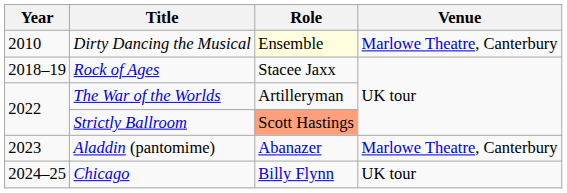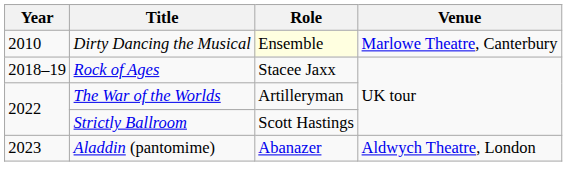(306, 122) lightsalmon background -> (306, 122) no background
(460, 148) Marlowe Theatre, Canterbury -> (449, 148) Aldwych Theatre, London
- row: (102, 174)
